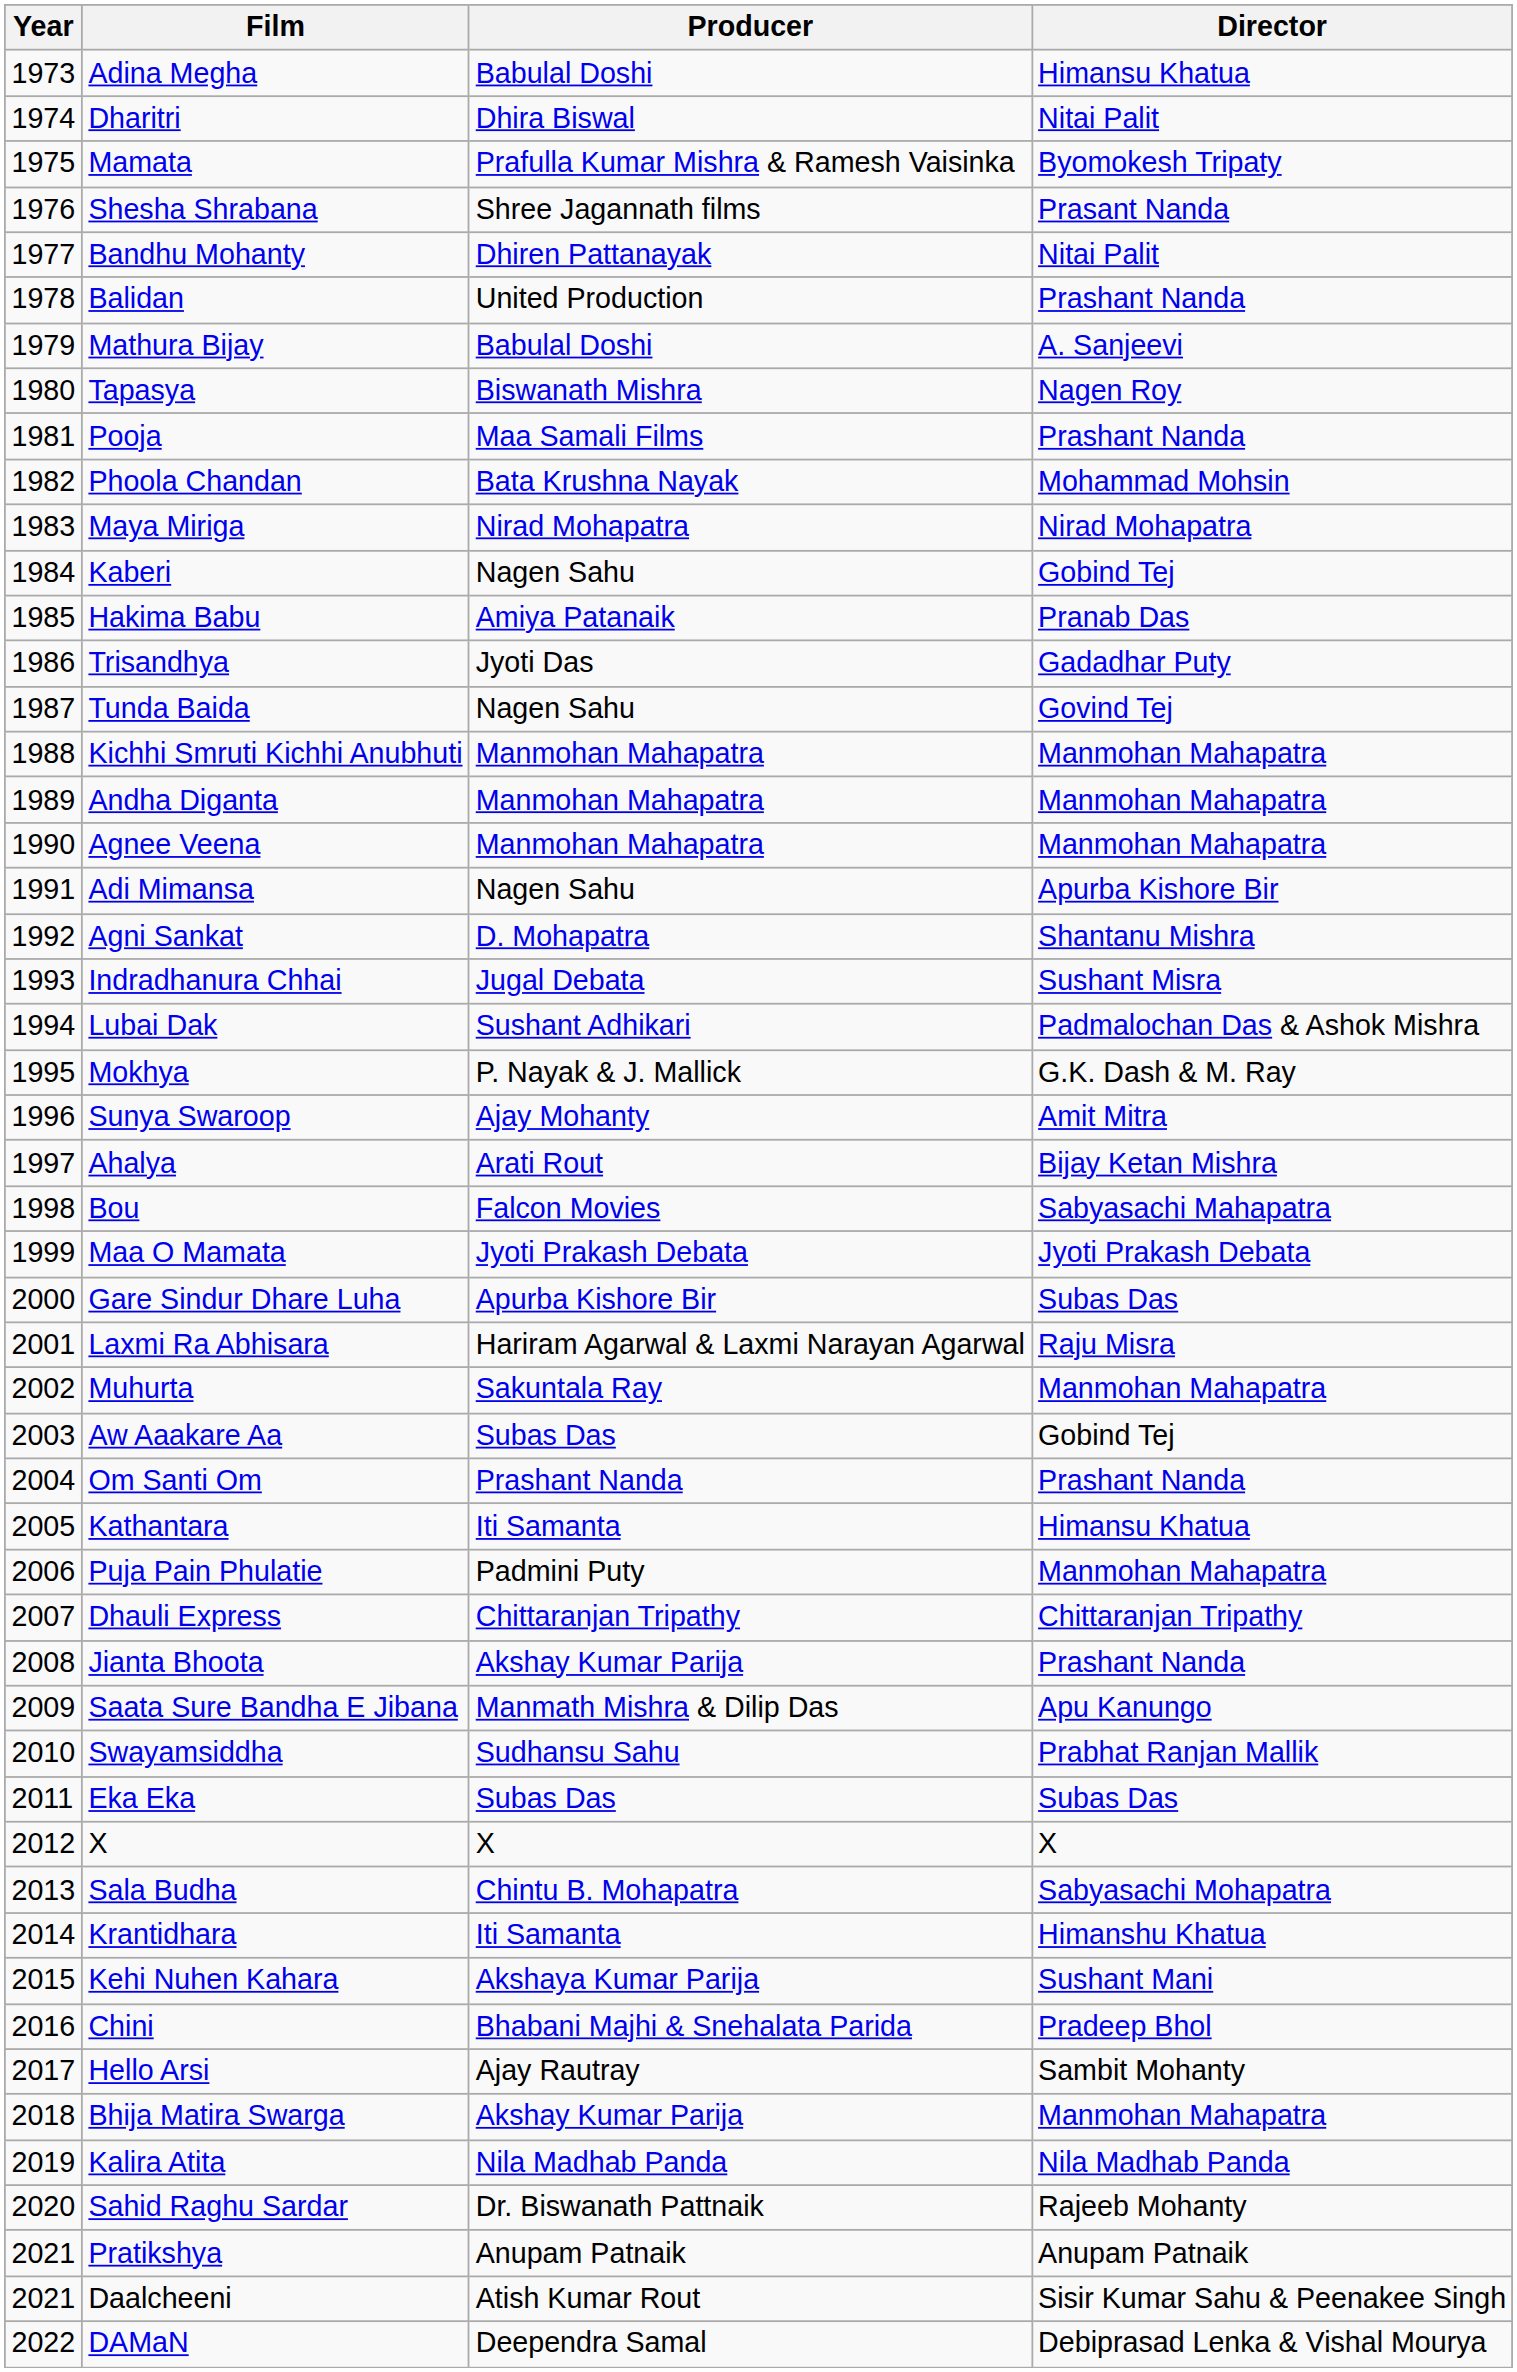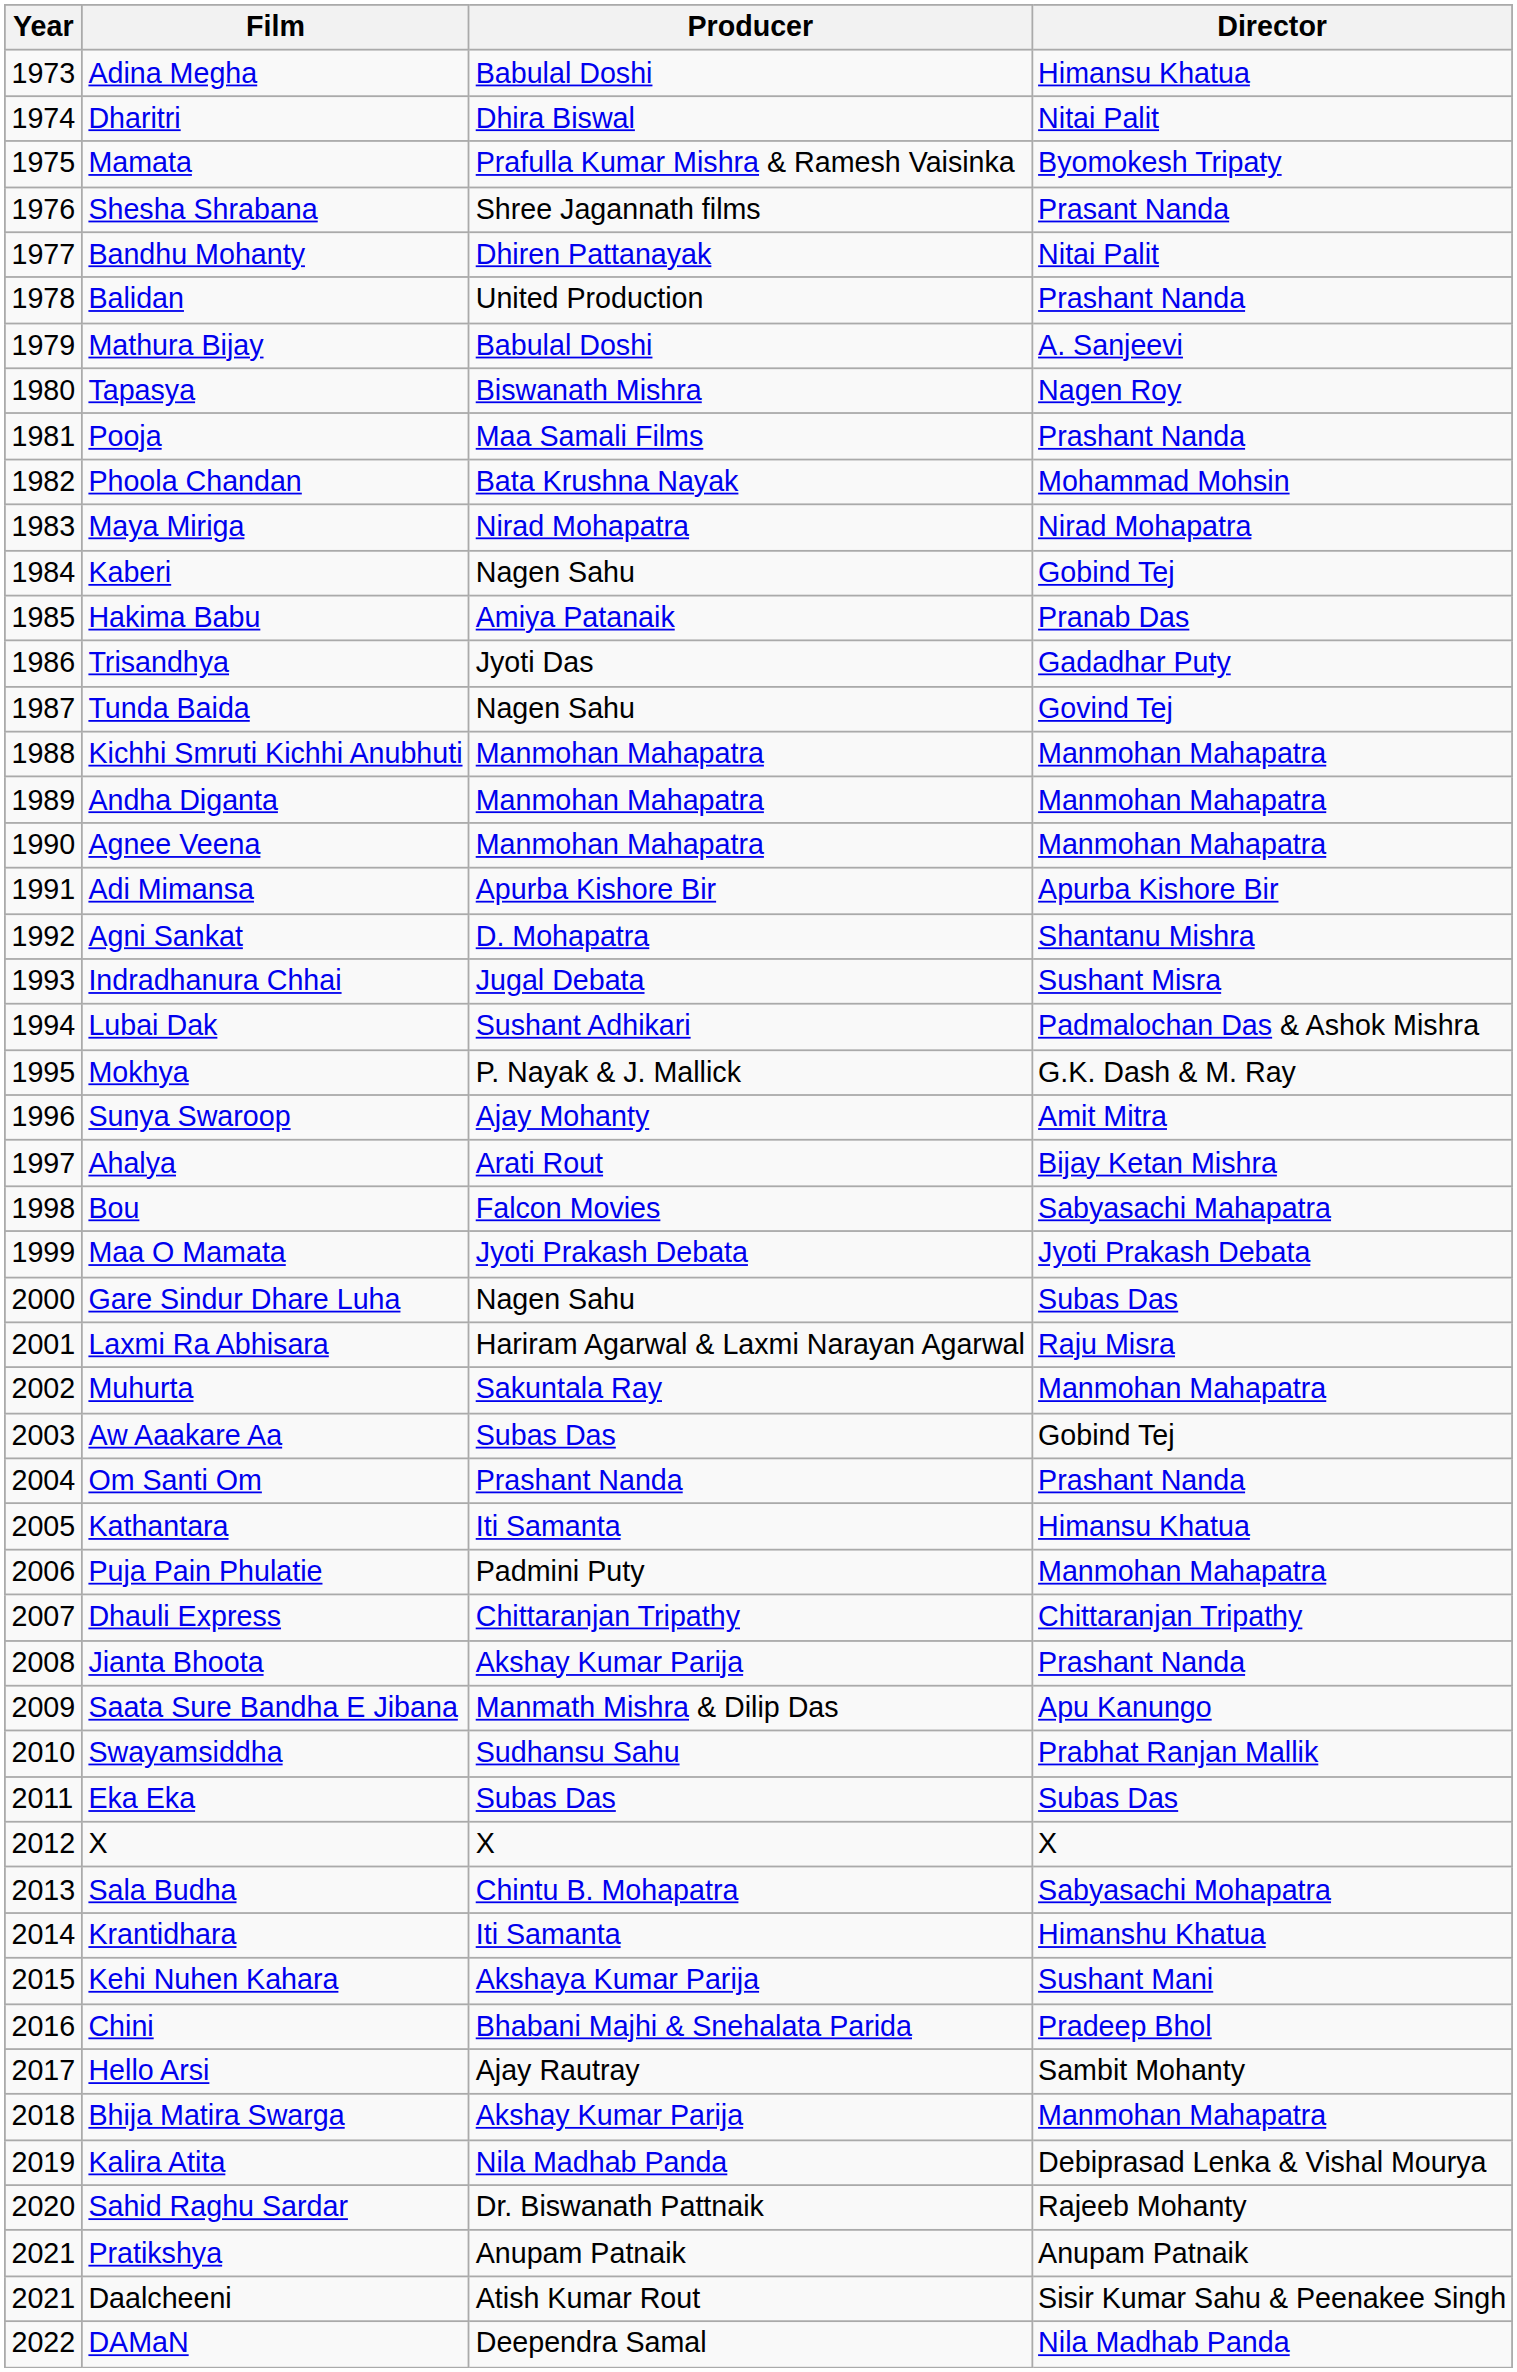(555, 890) Nagen Sahu -> (596, 890) Apurba Kishore Bir
(596, 1299) Apurba Kishore Bir -> (555, 1299) Nagen Sahu
(1164, 2162) Nila Madhab Panda -> (1262, 2162) Debiprasad Lenka & Vishal Mourya
(1262, 2343) Debiprasad Lenka & Vishal Mourya -> (1164, 2343) Nila Madhab Panda
